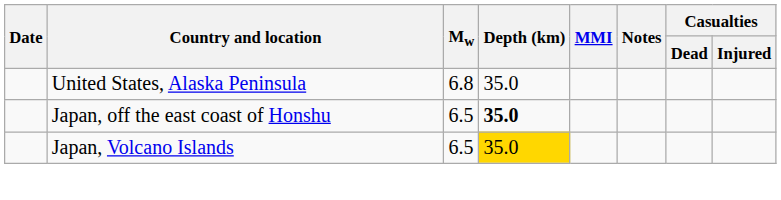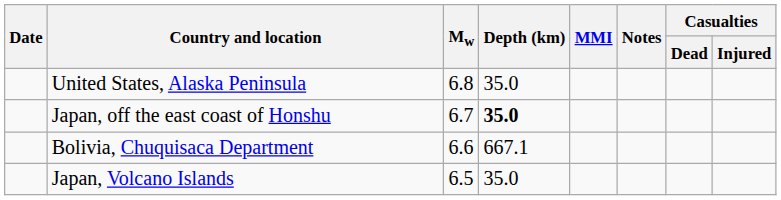(461, 115) 6.5 -> (461, 115) 6.7
+ row: (183, 147)
(501, 147) gold background -> (501, 178) no background
